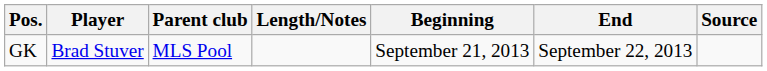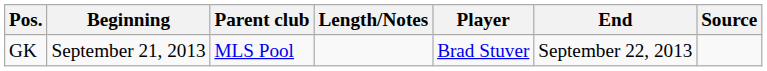columns swapped: (98, 19) <-> (452, 19)
